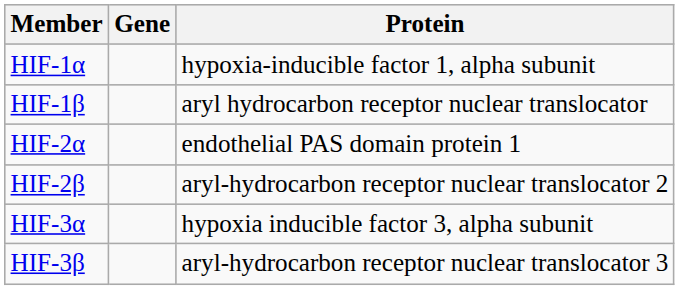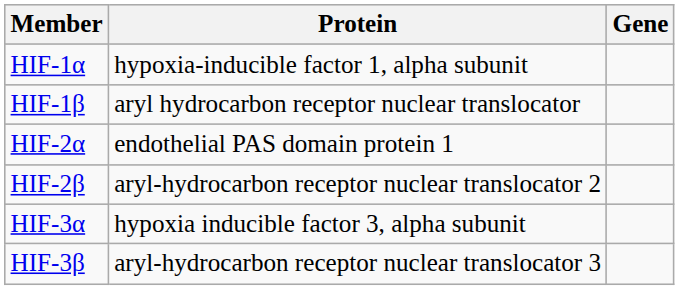columns swapped: (142, 24) <-> (425, 24)
